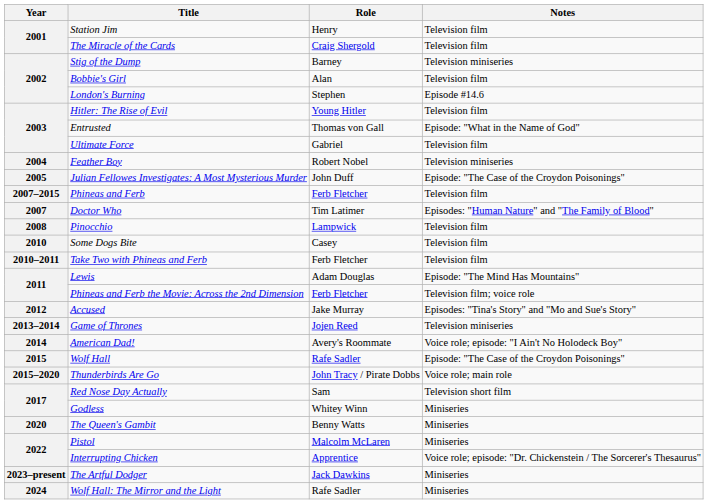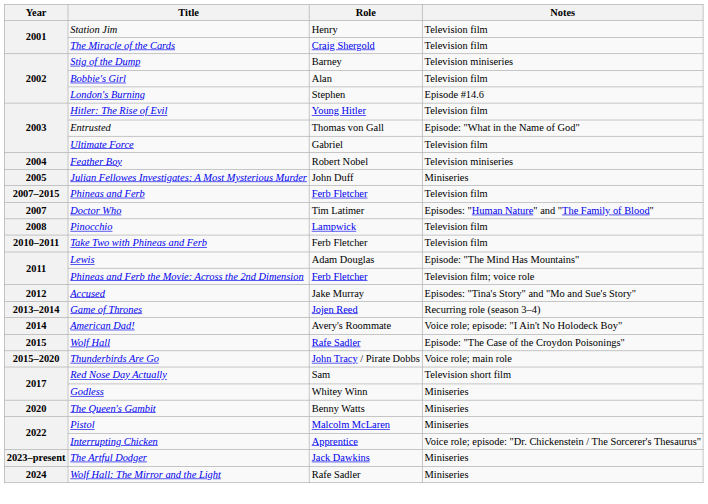(525, 177) Episode: "The Case of the Croydon Poisonings" -> (447, 177) Miniseries
- row: (103, 243)
(469, 326) Television miniseries -> (482, 309) Recurring role (season 3–4)
